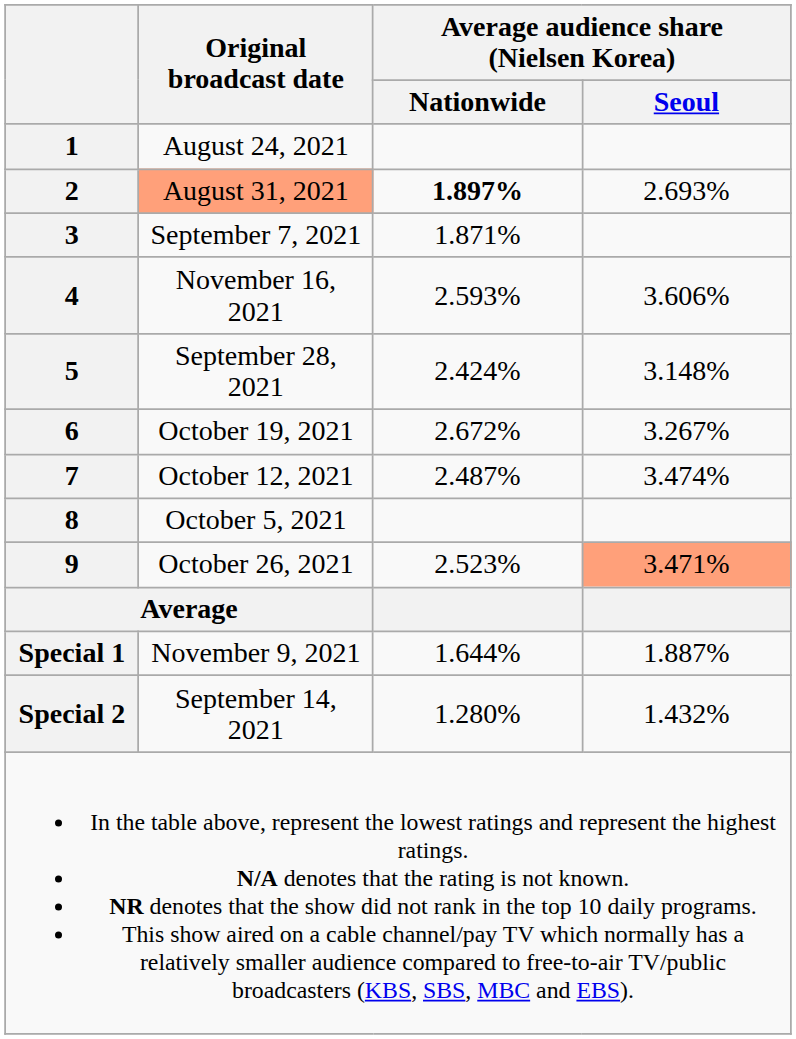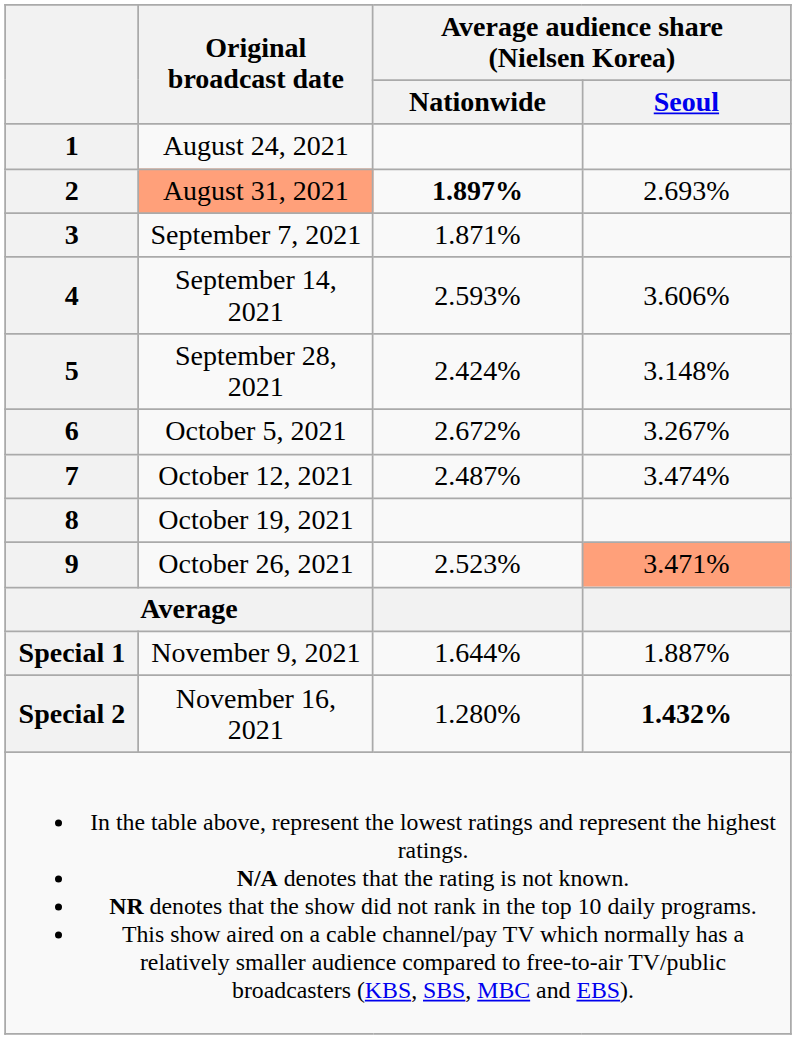(256, 295) November 16, 2021 -> (256, 295) September 14, 2021
(256, 431) October 19, 2021 -> (256, 431) October 5, 2021
(256, 519) October 5, 2021 -> (256, 519) October 19, 2021
(256, 713) September 14, 2021 -> (256, 713) November 16, 2021
(686, 713) normal -> (686, 713) bold
